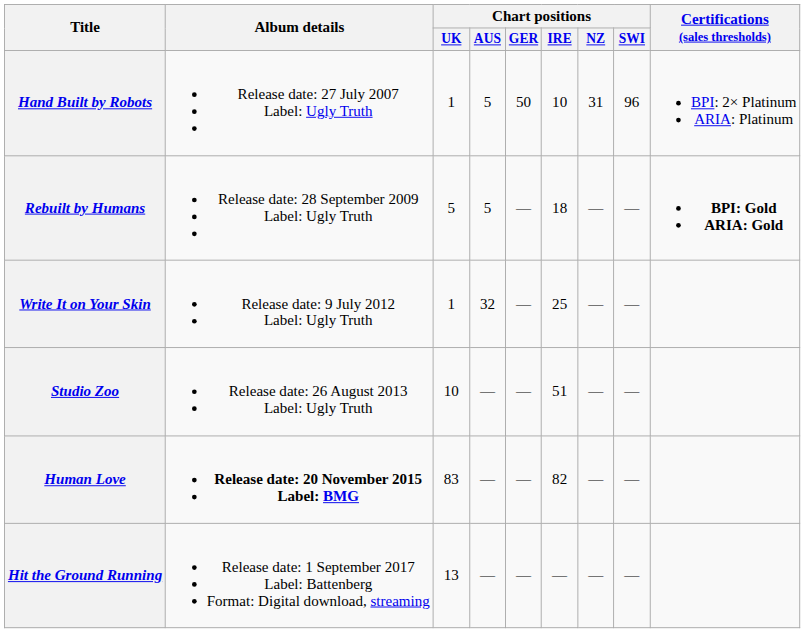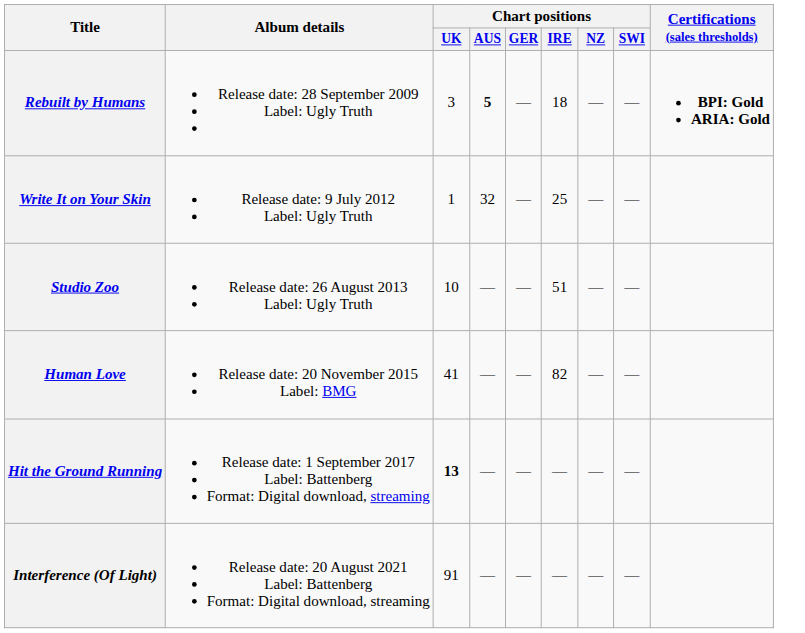- row: (85, 103)
(451, 207) 5 -> (451, 103) 3
(487, 207) normal -> (487, 103) bold
(299, 488) bold -> (299, 383) normal
(451, 479) 83 -> (451, 374) 41
(451, 575) normal -> (451, 471) bold
+ row: (85, 575)
